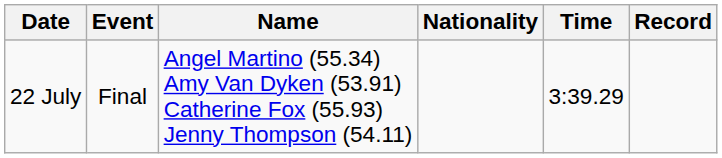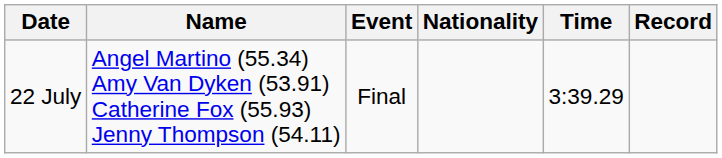columns swapped: (123, 22) <-> (288, 22)
